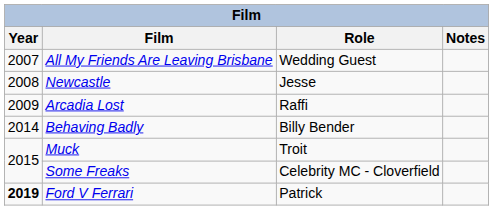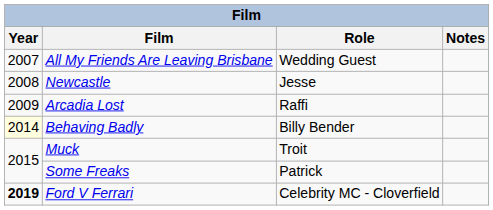(23, 127) no background -> (23, 127) lightyellow background
(359, 171) Celebrity MC - Cloverfield -> (301, 171) Patrick
(301, 194) Patrick -> (359, 194) Celebrity MC - Cloverfield
